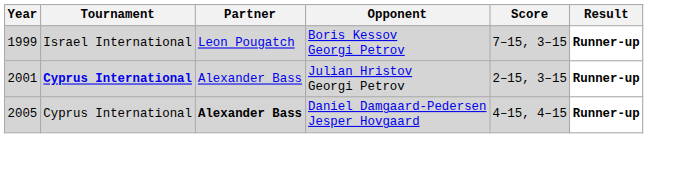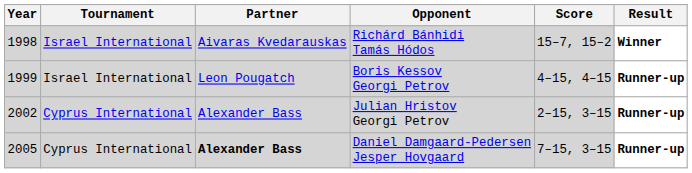+ row: (408, 43)
(530, 43) 7–15, 3–15 -> (574, 79) 4–15, 4–15
(22, 79) 2001 -> (22, 114) 2002
(118, 79) bold -> (118, 114) normal
(530, 114) 4–15, 4–15 -> (574, 150) 7–15, 3–15
